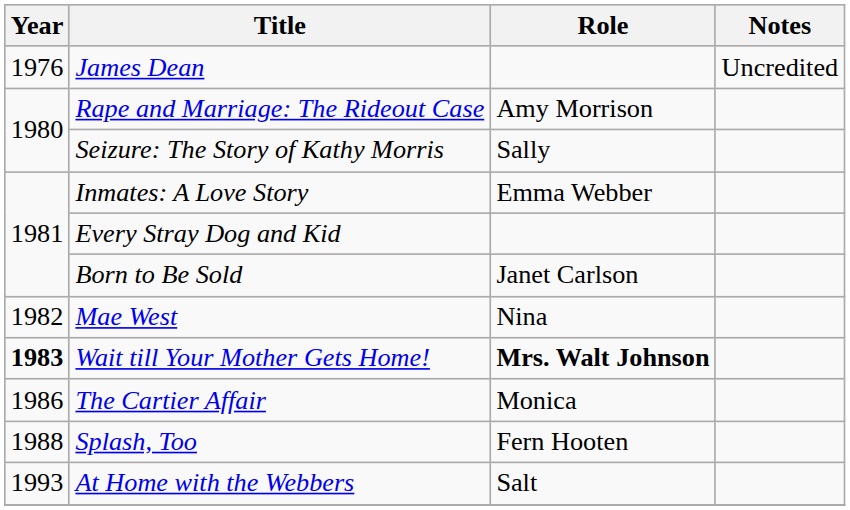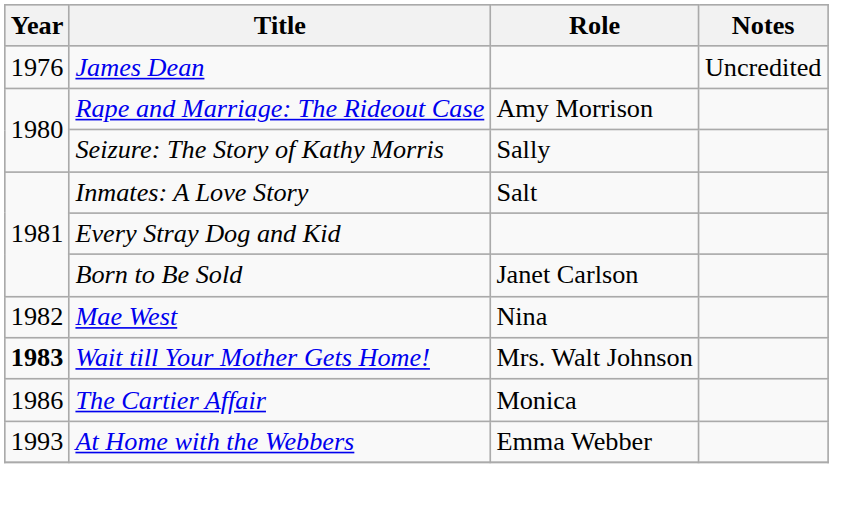(574, 191) Emma Webber -> (517, 191) Salt
(603, 358) bold -> (595, 358) normal
- row: (136, 441)
(517, 483) Salt -> (574, 441) Emma Webber
